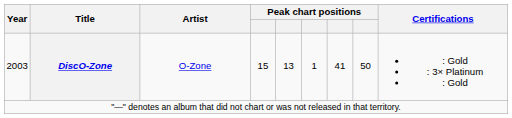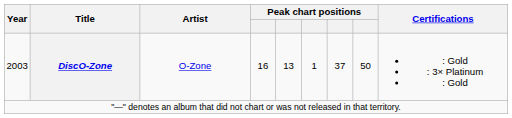(263, 66) 15 -> (263, 66) 16
(340, 66) 41 -> (340, 66) 37
